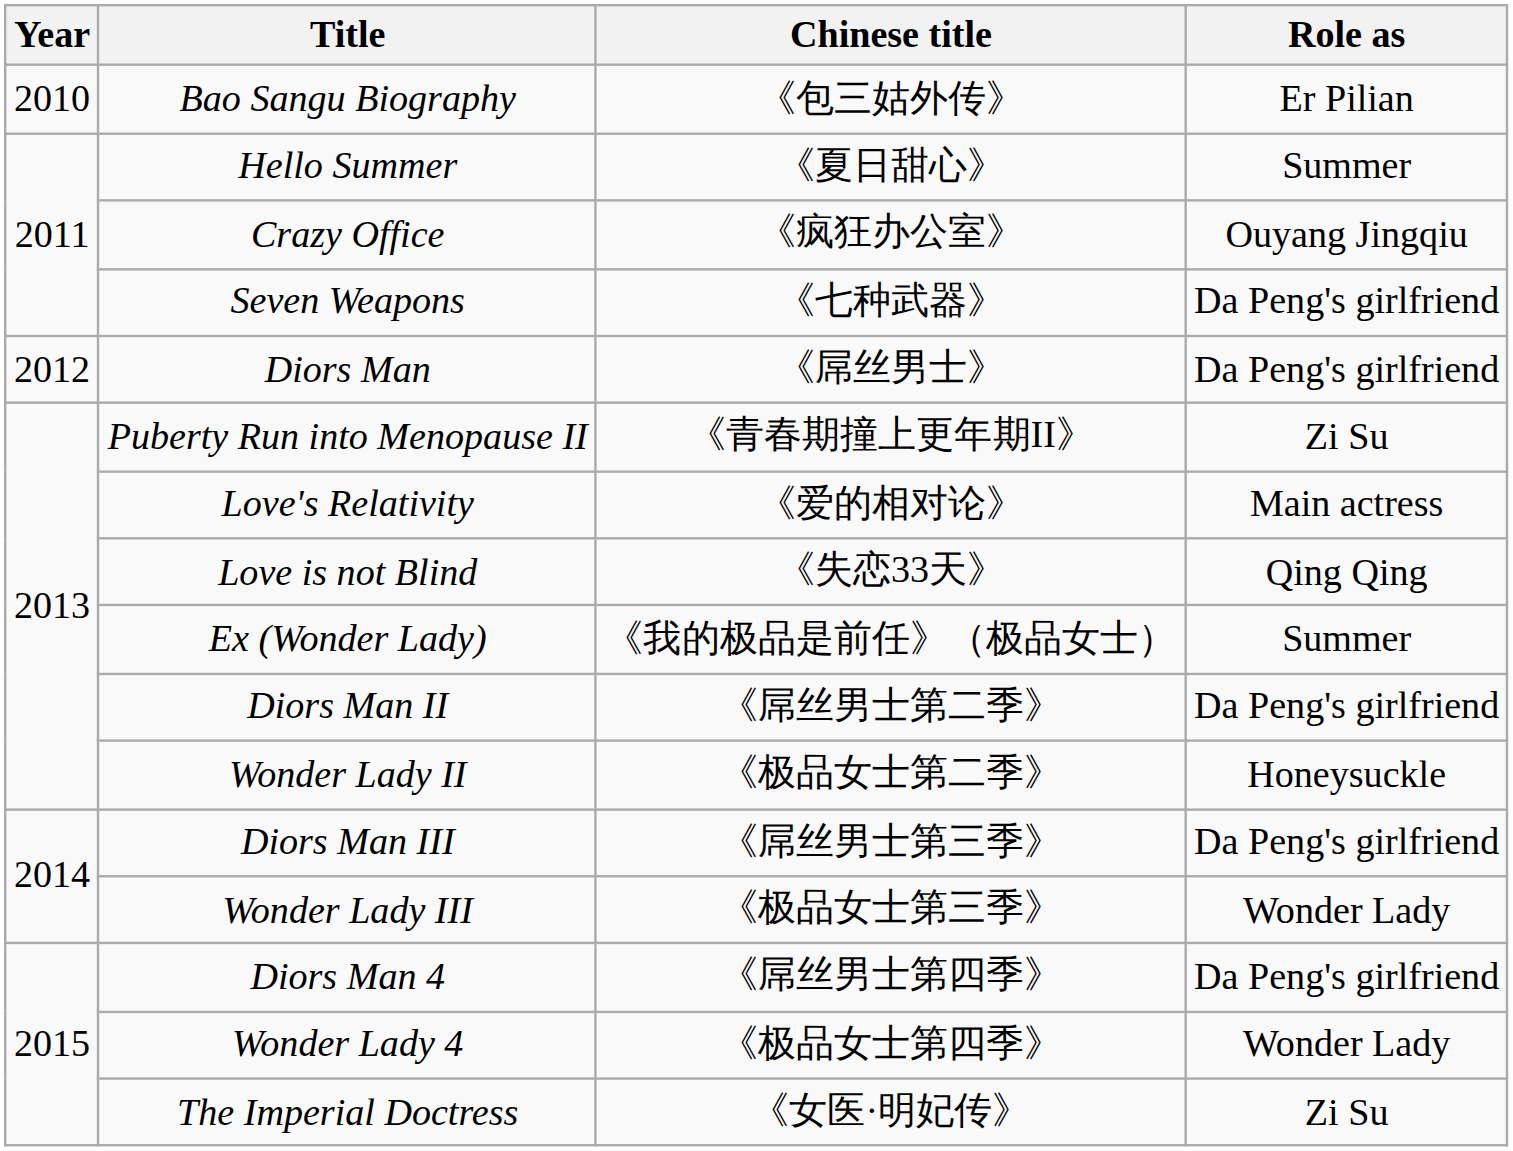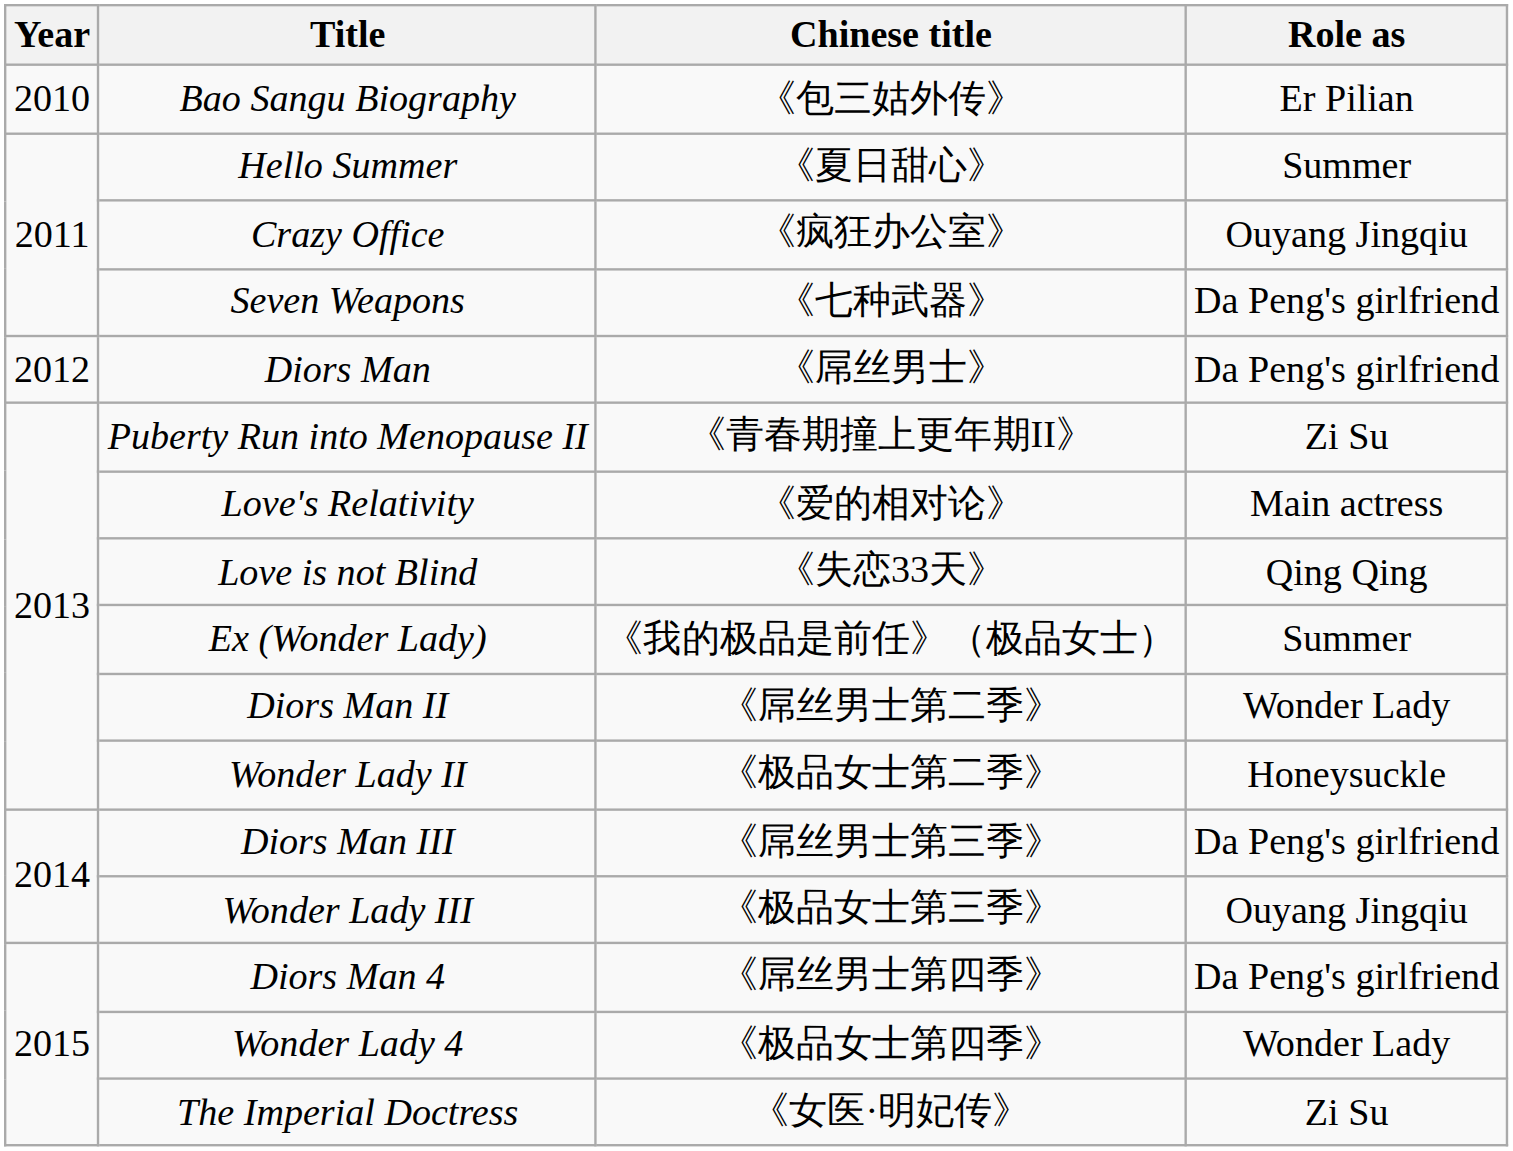(1347, 706) Da Peng's girlfriend -> (1347, 706) Wonder Lady
(1347, 909) Wonder Lady -> (1347, 909) Ouyang Jingqiu
